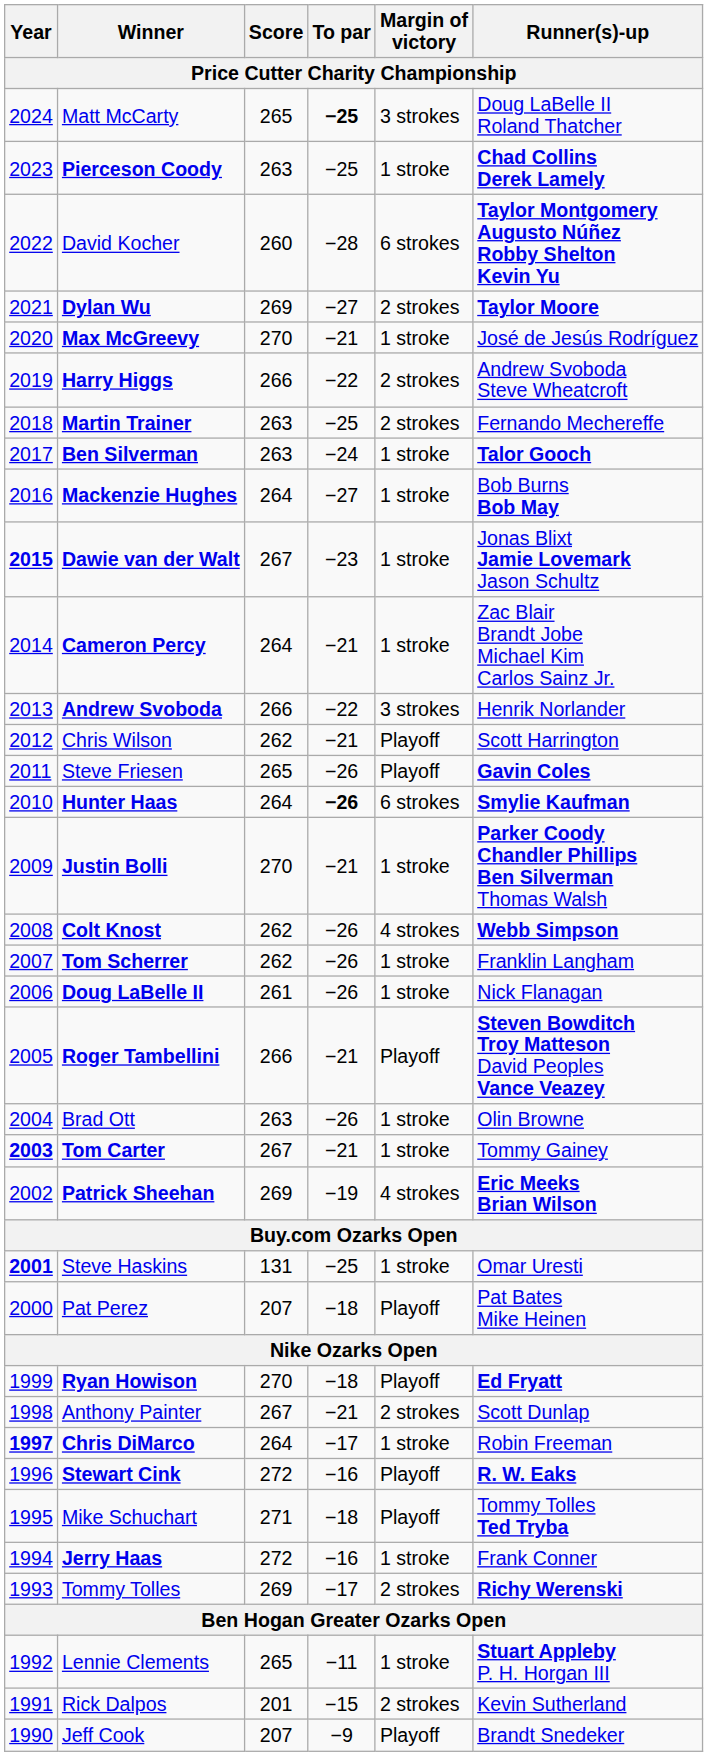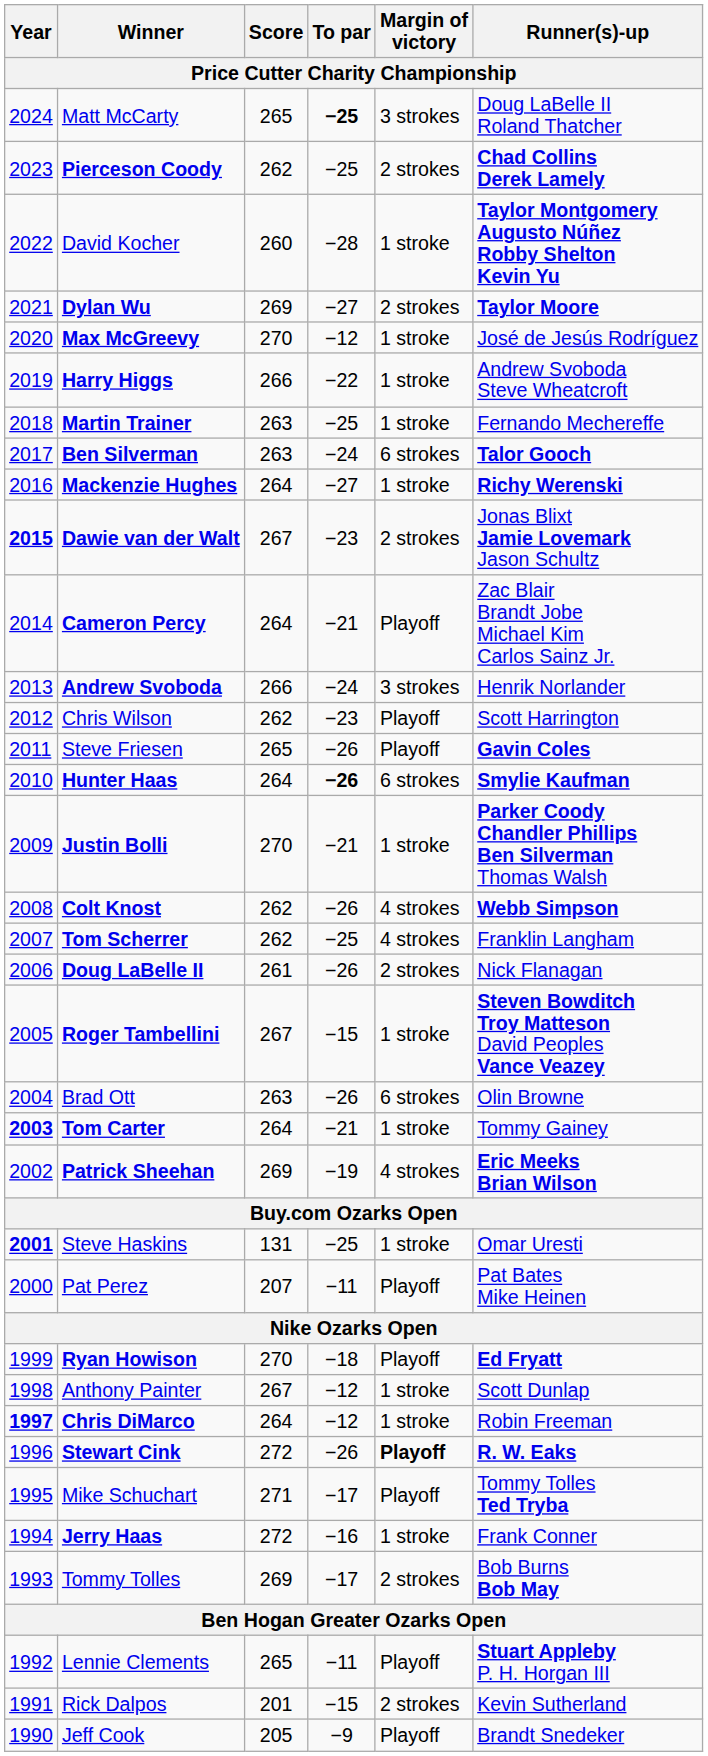(276, 168) 263 -> (276, 168) 262
(415, 168) 1 stroke -> (420, 168) 2 strokes
(420, 243) 6 strokes -> (415, 243) 1 stroke
(342, 338) −21 -> (342, 338) −12
(420, 380) 2 strokes -> (415, 380) 1 stroke
(420, 422) 2 strokes -> (415, 422) 1 stroke
(415, 453) 1 stroke -> (420, 453) 6 strokes
(523, 495) Bob Burns Bob May -> (550, 484) Richy Werenski
(415, 559) 1 stroke -> (420, 537) 2 strokes
(415, 645) 1 stroke -> (410, 623) Playoff
(342, 709) −22 -> (342, 687) −24
(342, 740) −21 -> (342, 718) −23
(342, 961) −26 -> (342, 939) −25
(415, 961) 1 stroke -> (420, 939) 4 strokes
(415, 992) 1 stroke -> (420, 970) 2 strokes
(276, 1056) 266 -> (276, 1034) 267
(342, 1056) −21 -> (342, 1034) −15
(410, 1056) Playoff -> (415, 1034) 1 stroke
(415, 1120) 1 stroke -> (420, 1098) 6 strokes
(276, 1151) 267 -> (276, 1129) 264
(342, 1308) −18 -> (342, 1286) −11
(342, 1412) −21 -> (342, 1390) −12
(420, 1412) 2 strokes -> (415, 1390) 1 stroke
(342, 1443) −17 -> (342, 1421) −12
(342, 1474) −16 -> (342, 1452) −26
(410, 1474) normal -> (413, 1452) bold
(342, 1516) −18 -> (342, 1494) −17
(550, 1589) Richy Werenski -> (523, 1578) Bob Burns Bob May
(415, 1662) 1 stroke -> (410, 1662) Playoff
(276, 1735) 207 -> (276, 1735) 205
